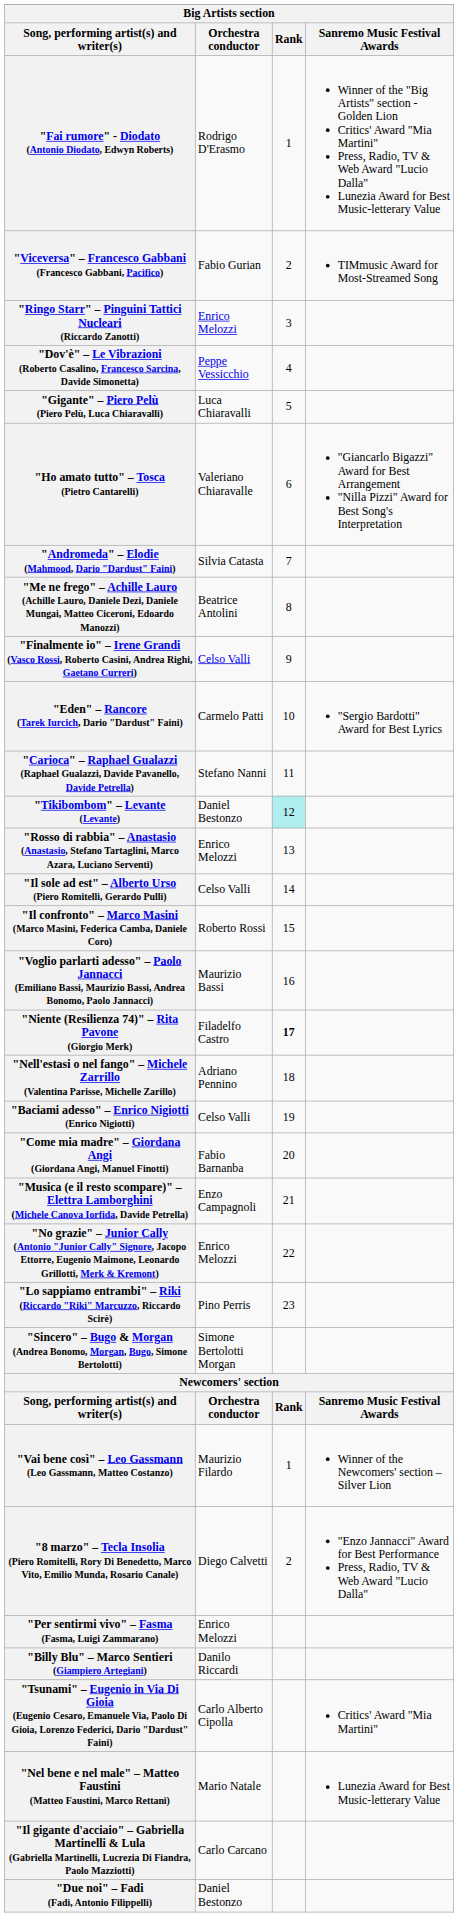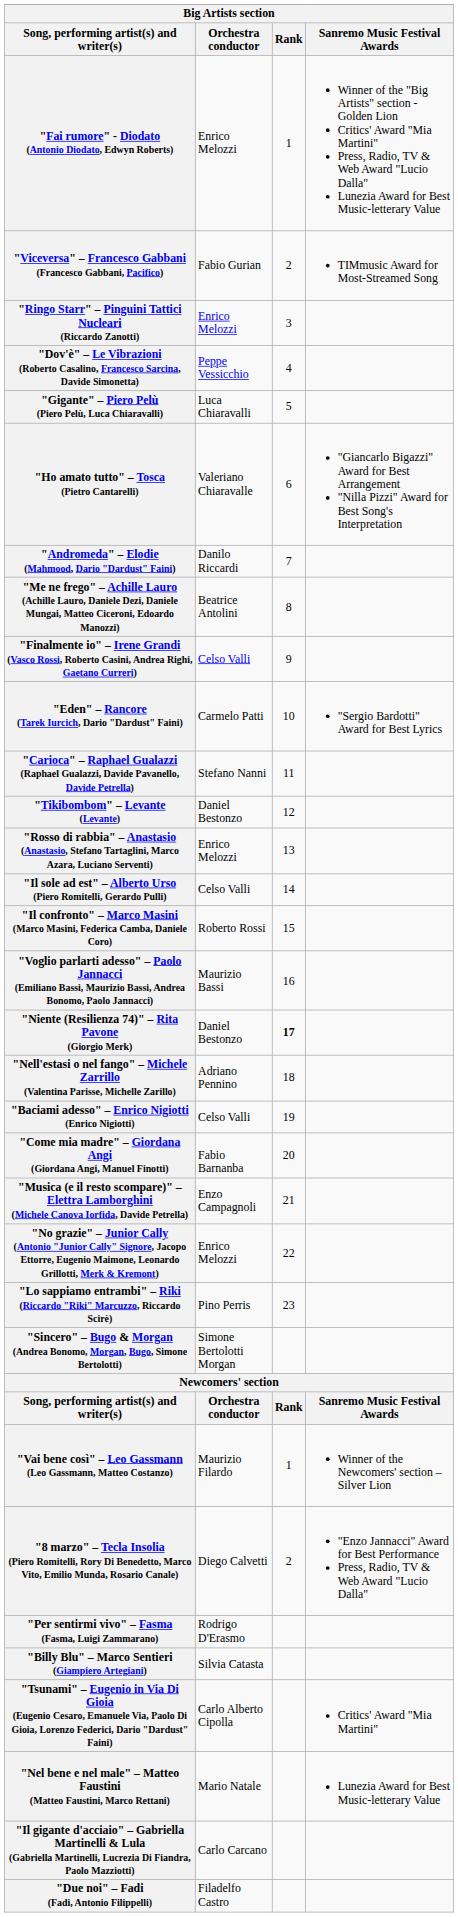(222, 143) Rodrigo D'Erasmo -> (218, 143) Enrico Melozzi
(231, 561) Silvia Catasta -> (218, 561) Danilo Riccardi
(289, 812) paleturquoise background -> (289, 812) no background
(219, 1032) Filadelfo Castro -> (220, 1032) Daniel Bestonzo
(218, 1631) Enrico Melozzi -> (222, 1631) Rodrigo D'Erasmo
(218, 1663) Danilo Riccardi -> (231, 1663) Silvia Catasta
(220, 1895) Daniel Bestonzo -> (219, 1895) Filadelfo Castro
